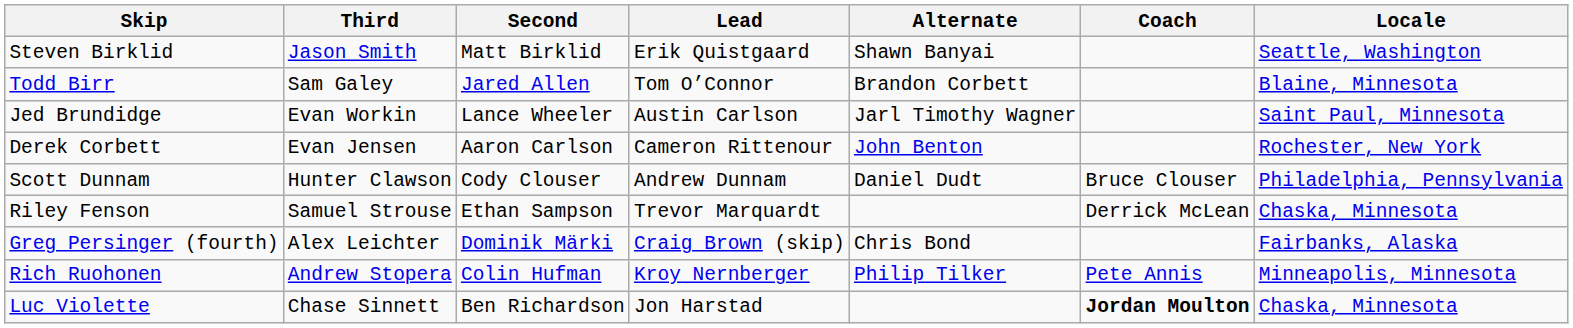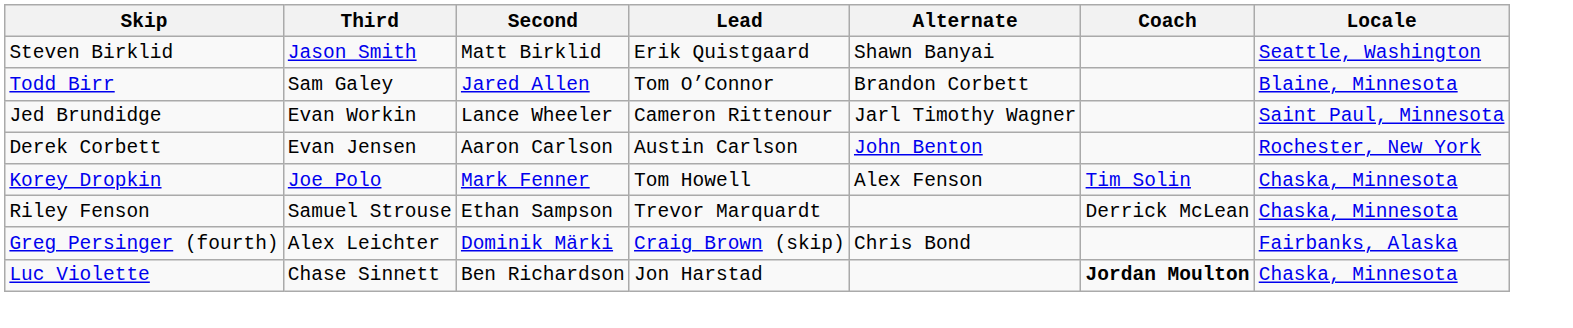(716, 116) Austin Carlson -> (734, 116) Cameron Rittenour
(734, 148) Cameron Rittenour -> (716, 148) Austin Carlson
+ row: (85, 180)
- row: (80, 180)
- row: (85, 275)
